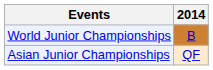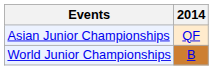rows swapped: (89, 55) <-> (89, 35)
